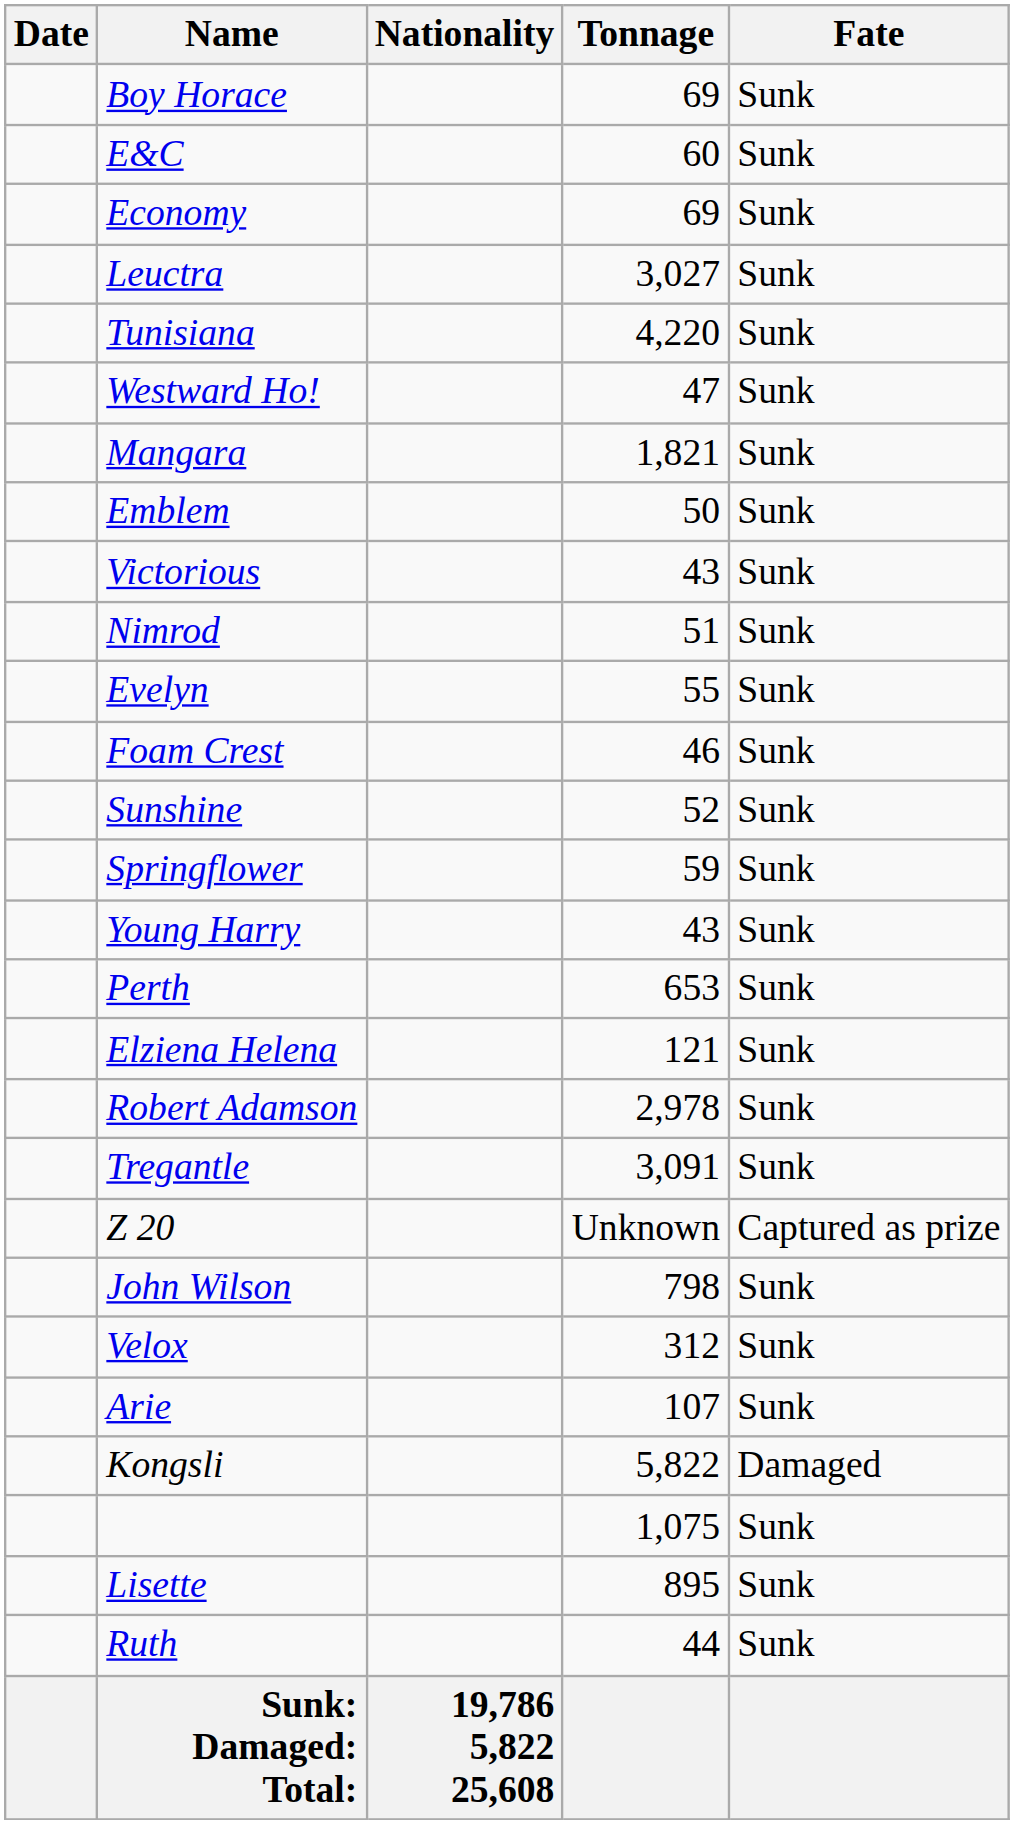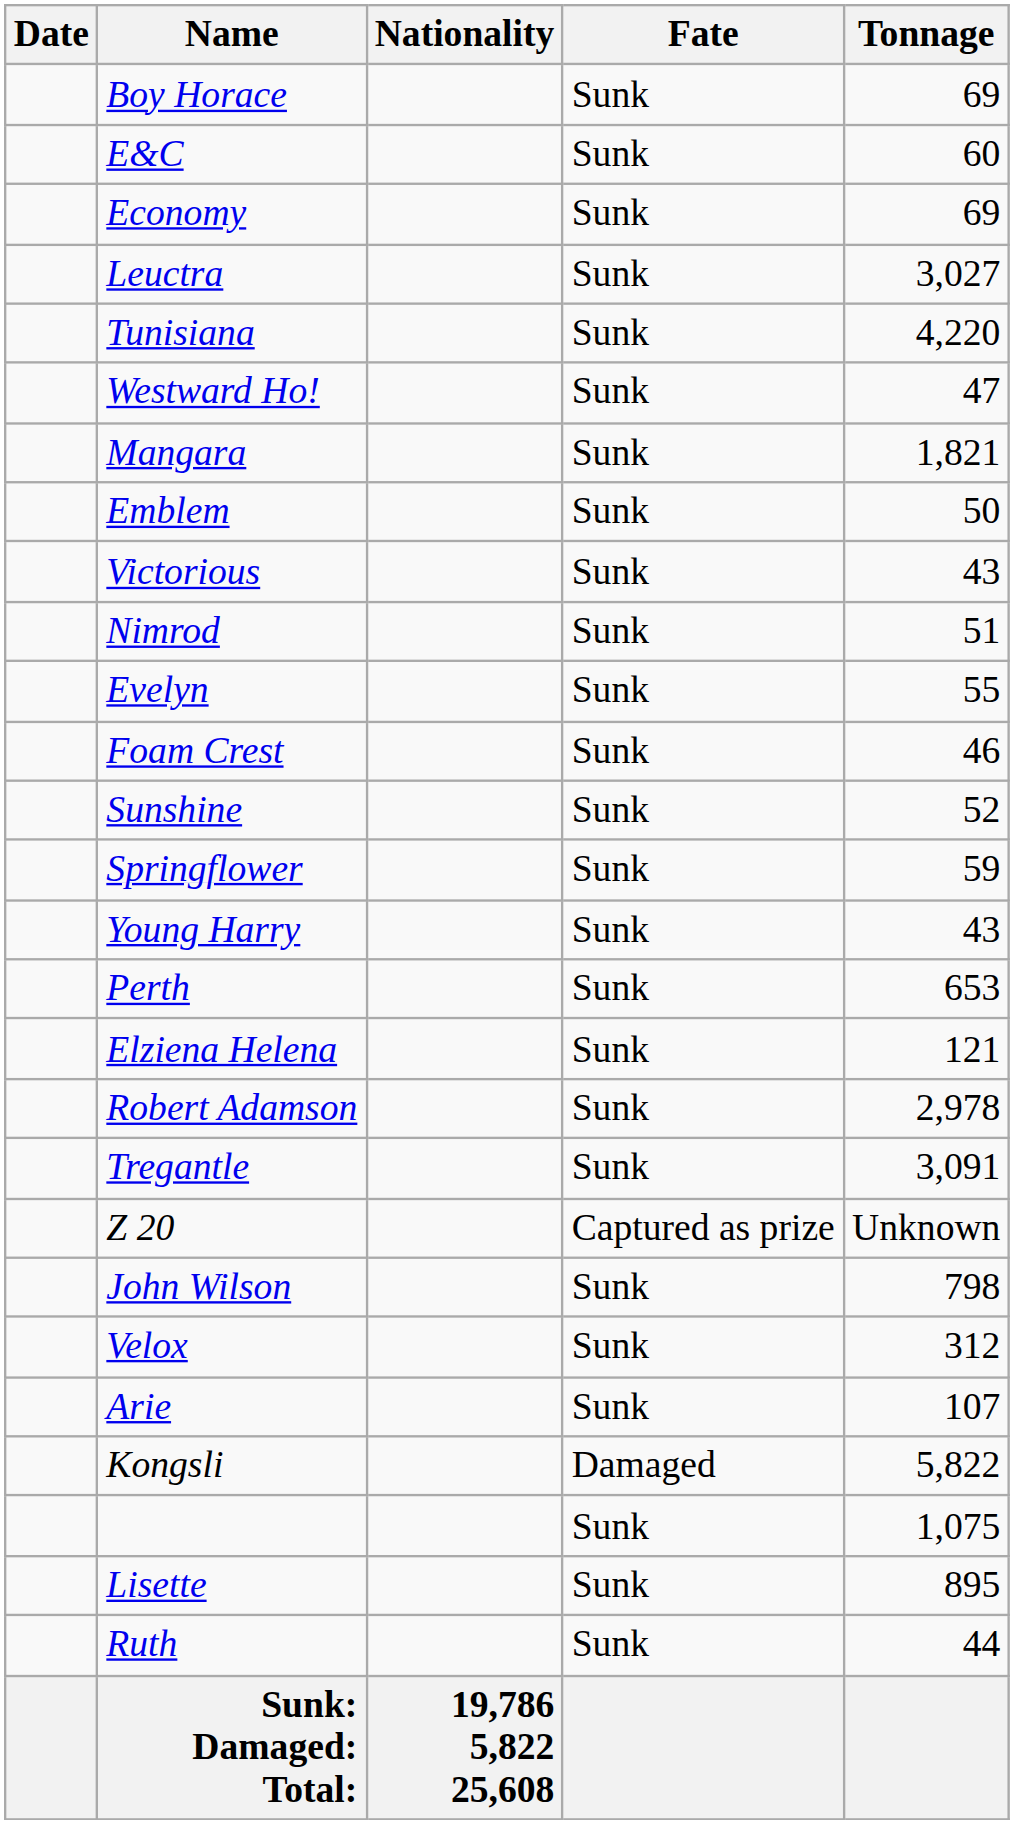columns swapped: (646, 34) <-> (869, 34)
